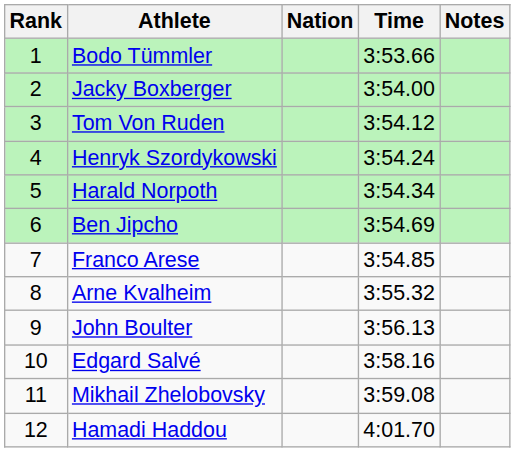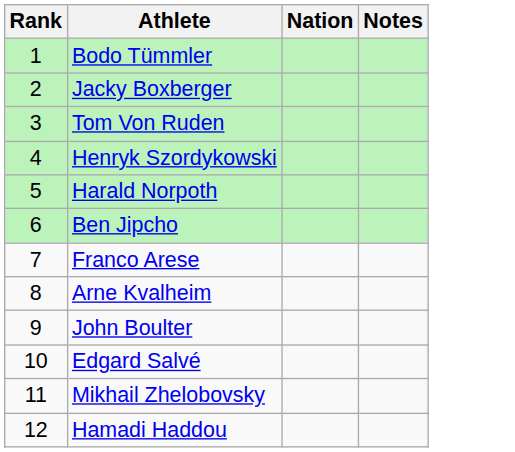- column: (399, 21)
